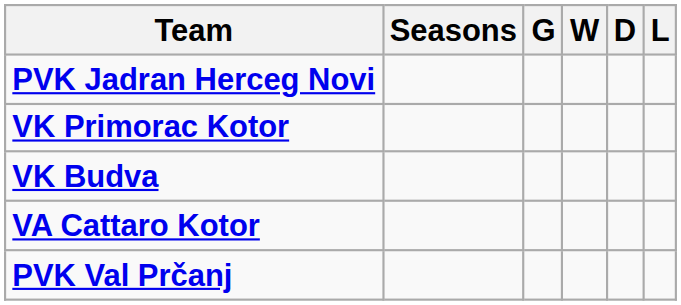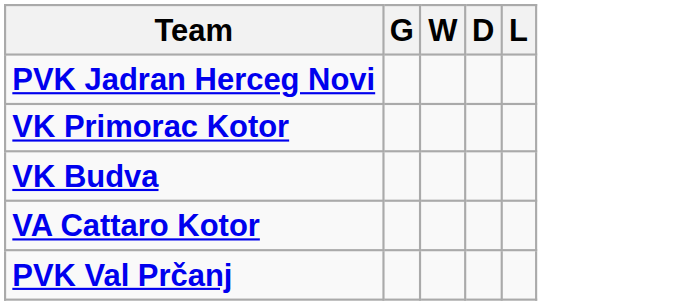- column: (453, 30)
